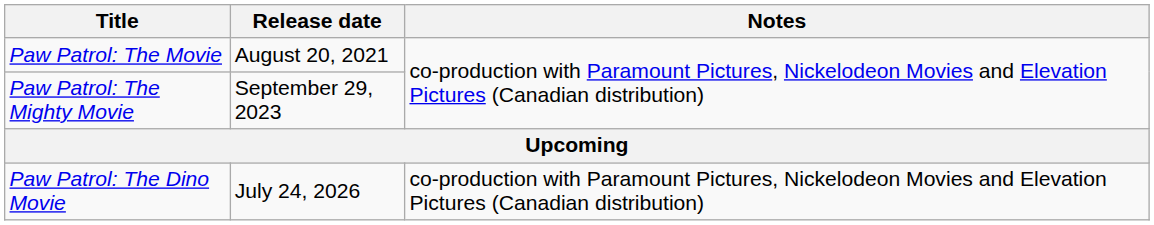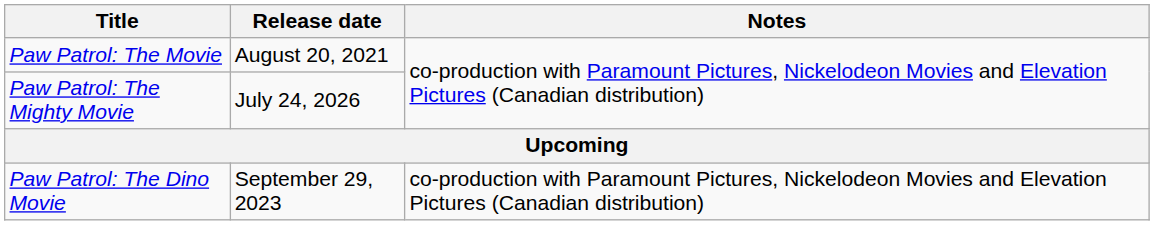(304, 100) September 29, 2023 -> (297, 100) July 24, 2026
(297, 190) July 24, 2026 -> (304, 190) September 29, 2023
